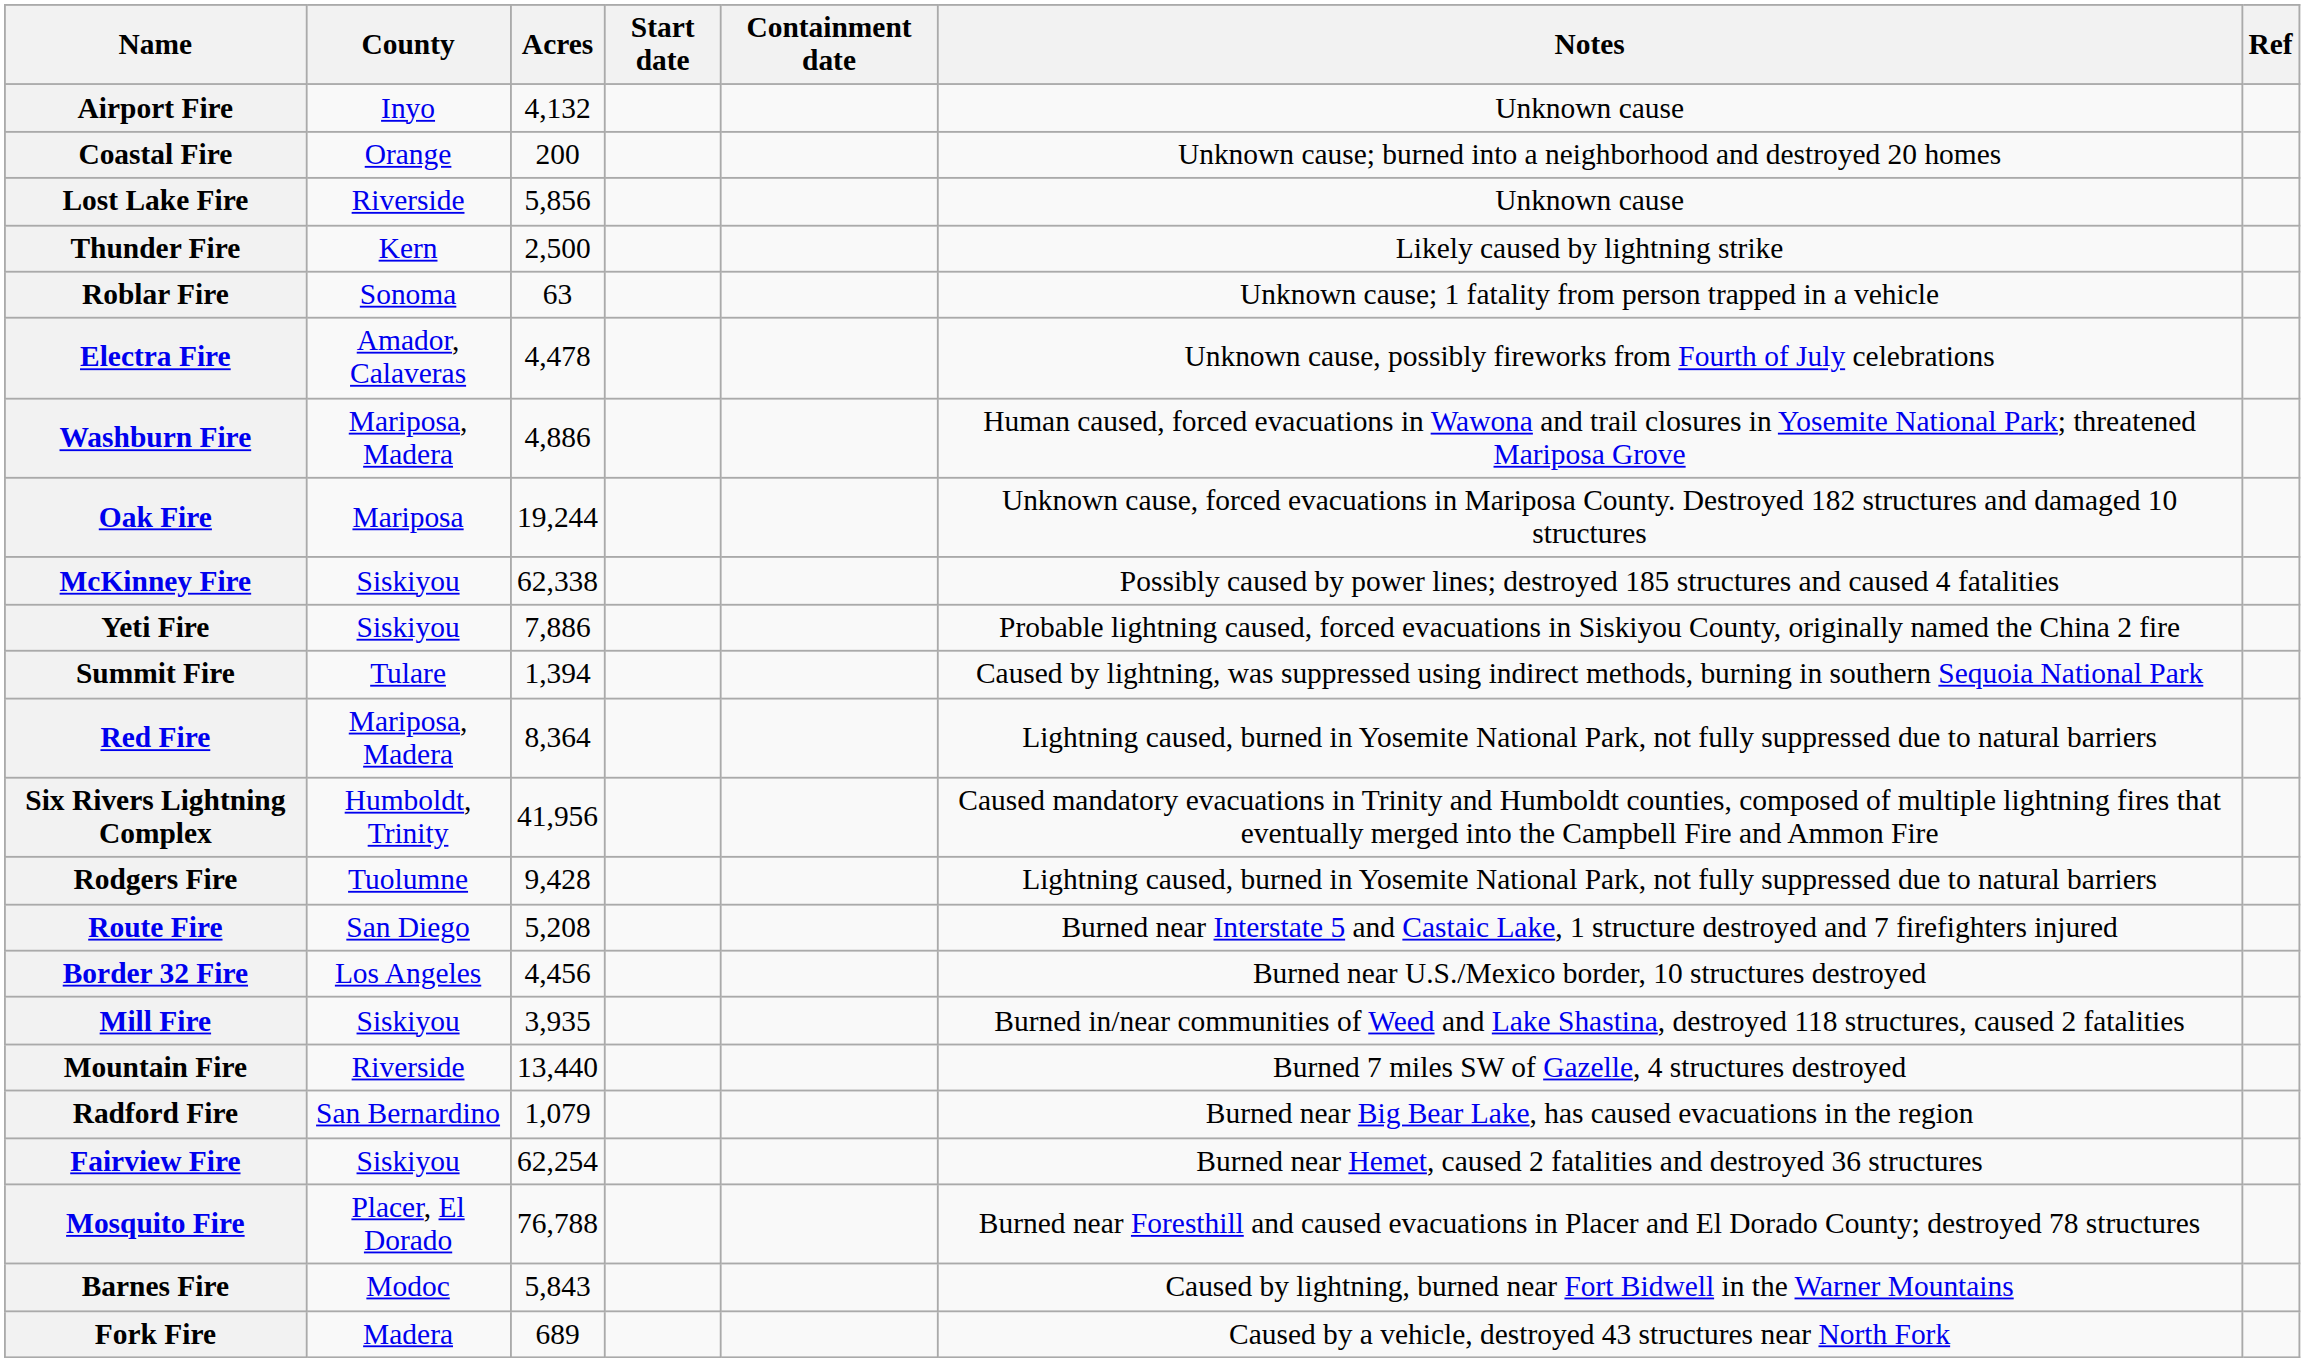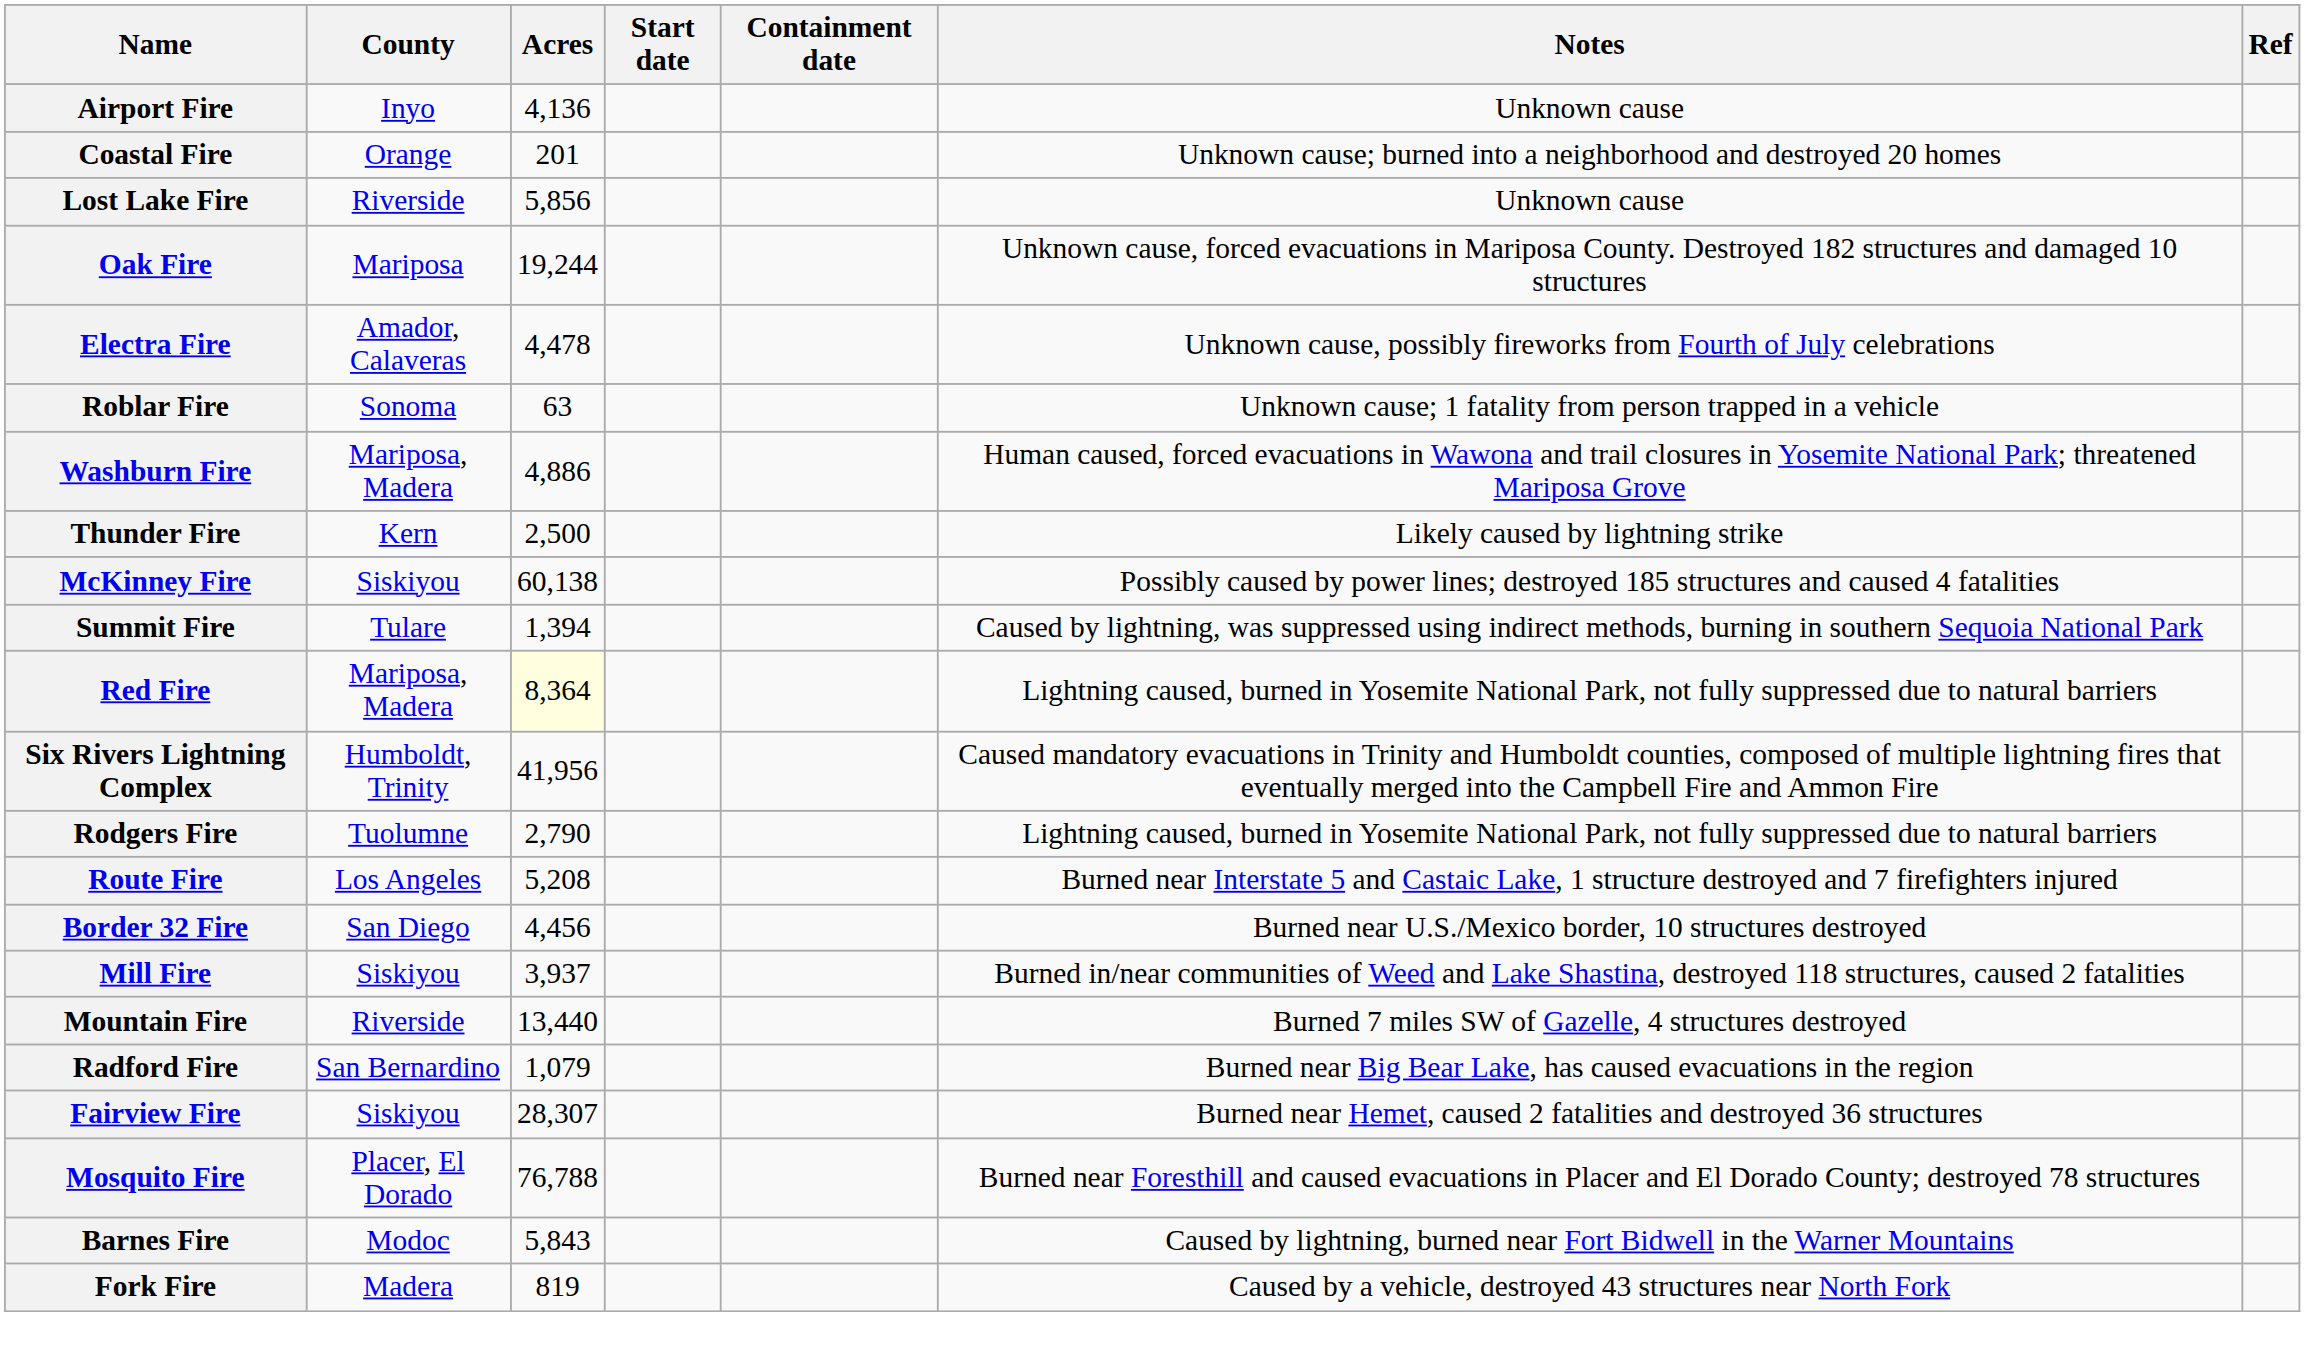(558, 107) 4,132 -> (558, 107) 4,136
(558, 154) 200 -> (558, 154) 201
rows swapped: (155, 247) <-> (155, 517)
rows swapped: (155, 294) <-> (155, 357)
(558, 580) 62,338 -> (558, 580) 60,138
- row: (155, 627)
(558, 737) no background -> (558, 690) lightyellow background
(558, 880) 9,428 -> (558, 833) 2,790
(408, 926) San Diego -> (408, 880) Los Angeles
(408, 973) Los Angeles -> (408, 926) San Diego
(558, 1020) 3,935 -> (558, 973) 3,937
(558, 1160) 62,254 -> (558, 1113) 28,307
(558, 1333) 689 -> (558, 1286) 819
